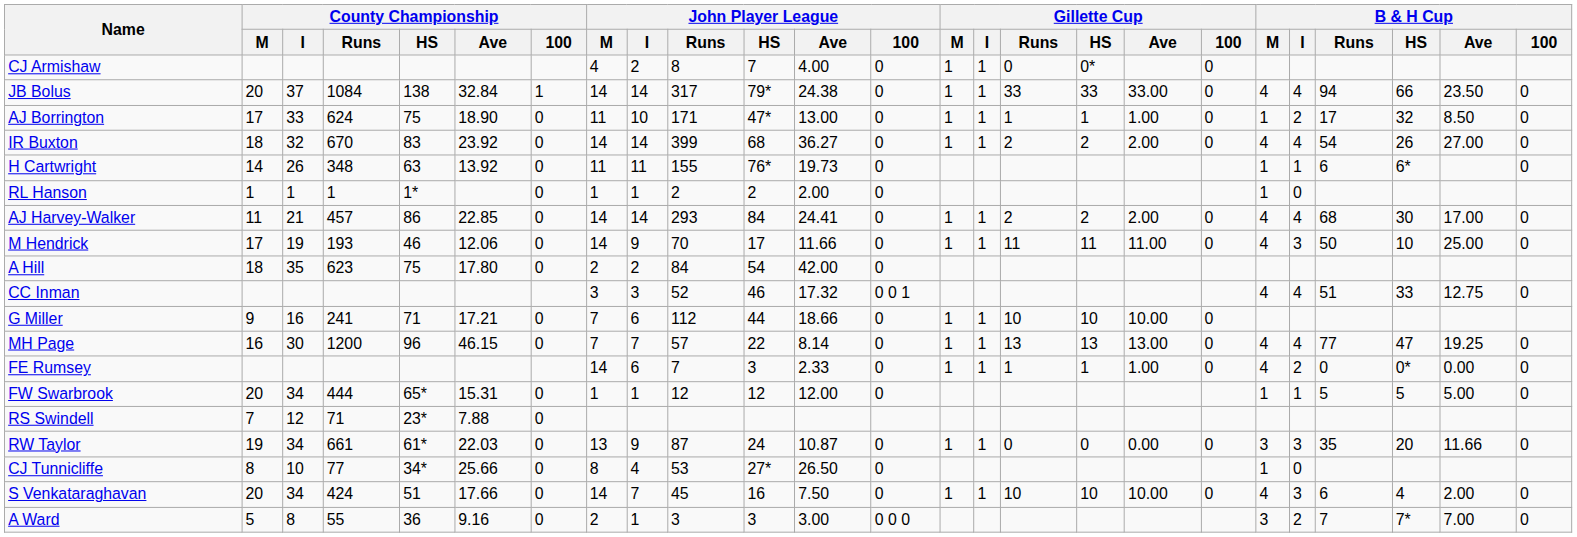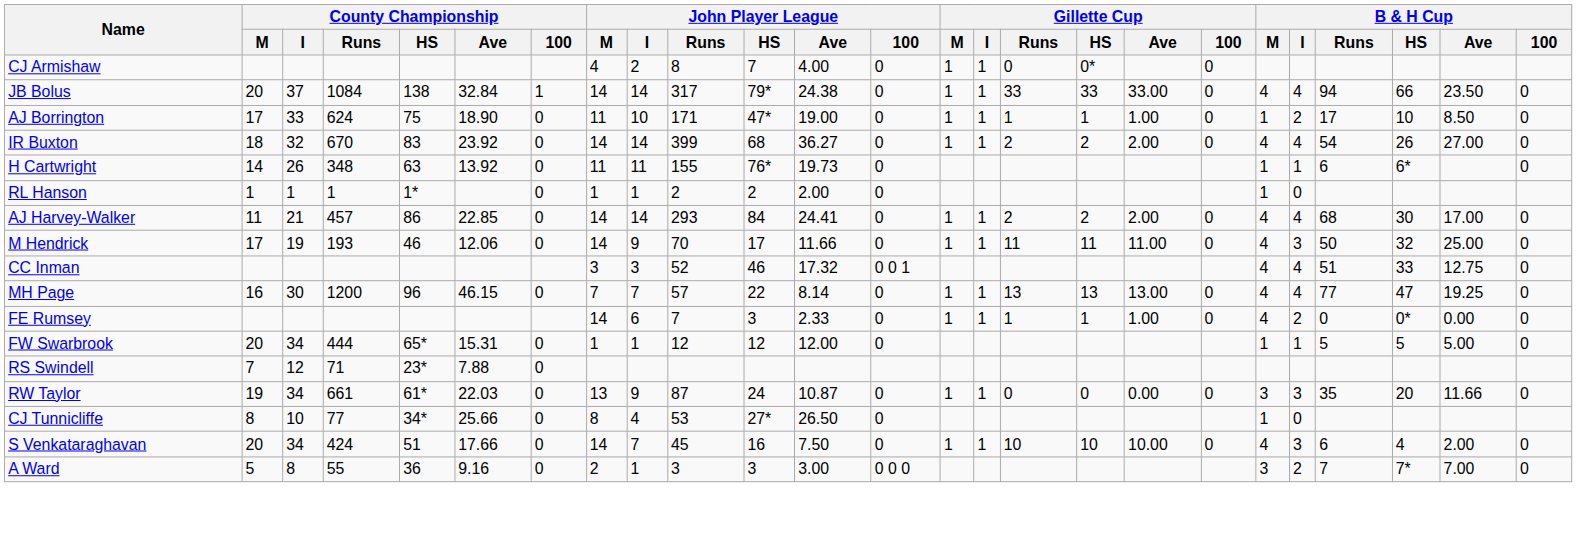(818, 117) 13.00 -> (818, 117) 19.00
(1405, 117) 32 -> (1405, 117) 10
(1405, 243) 10 -> (1405, 243) 32
- row: (26, 268)
- row: (35, 318)
